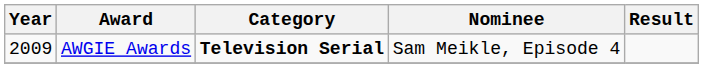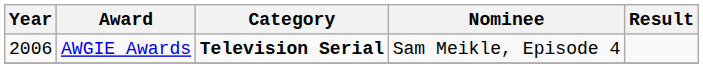(31, 49) 2009 -> (31, 49) 2006
